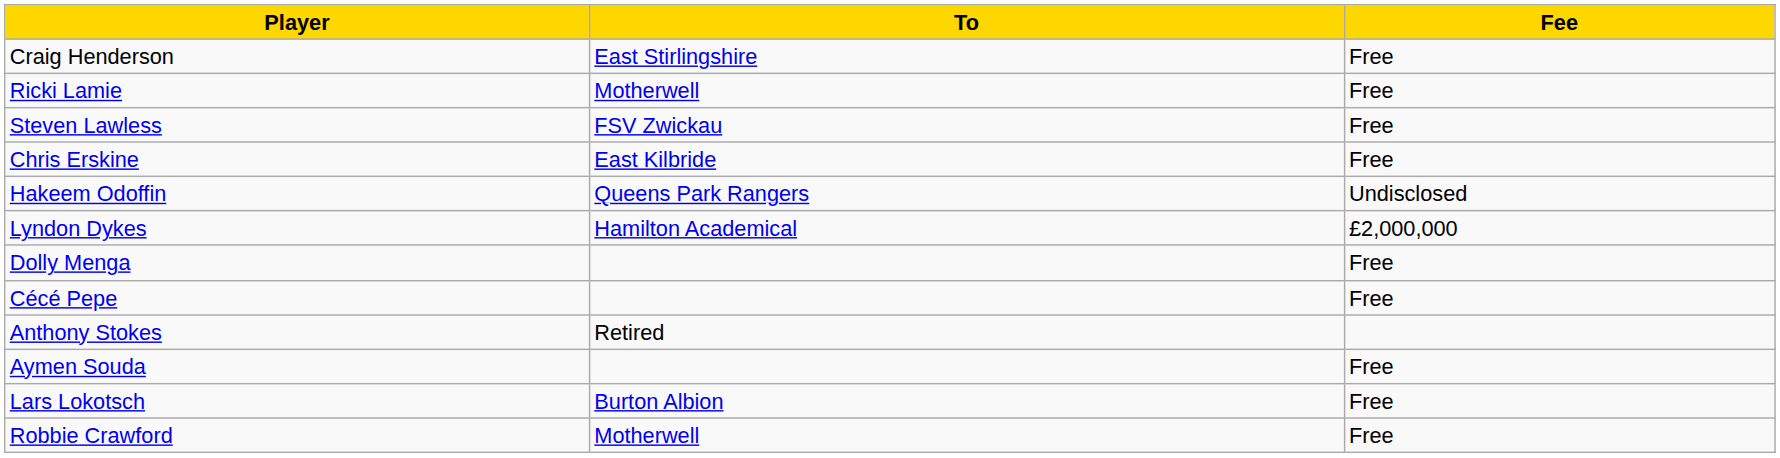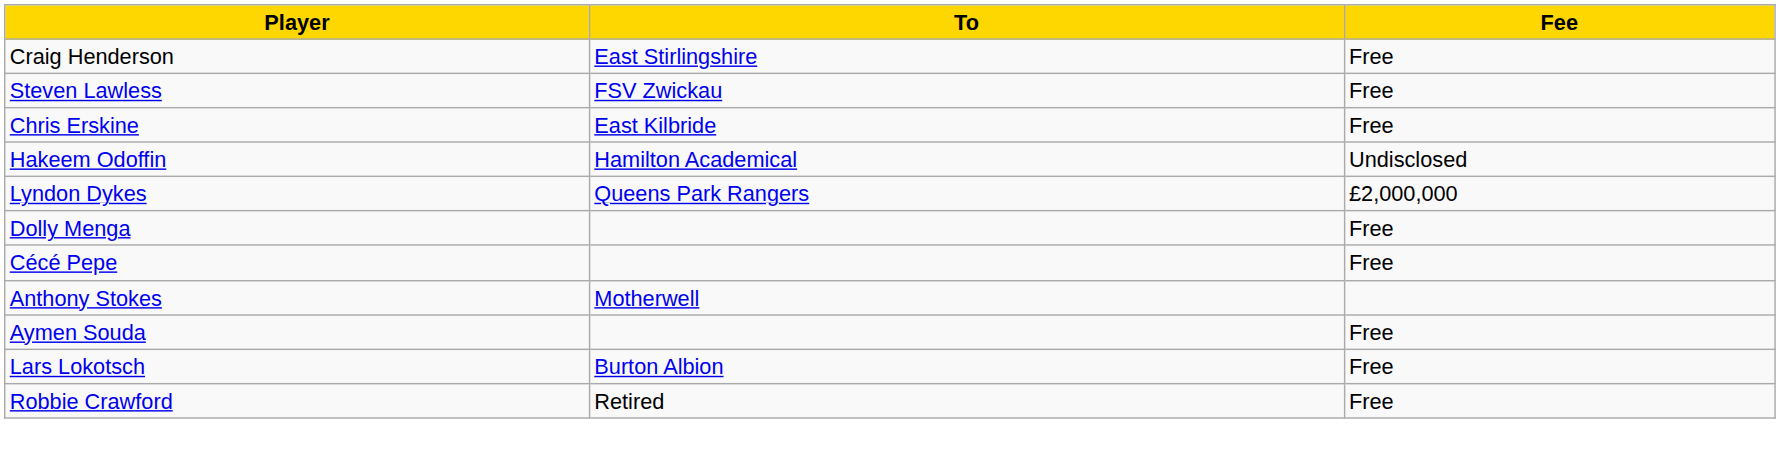- row: (66, 91)
(702, 194) Queens Park Rangers -> (696, 160) Hamilton Academical
(696, 229) Hamilton Academical -> (702, 194) Queens Park Rangers
(629, 332) Retired -> (647, 297) Motherwell
(647, 435) Motherwell -> (629, 401) Retired
